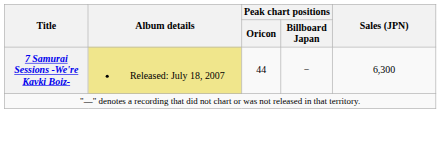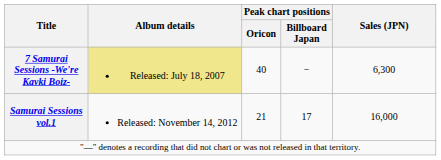(261, 70) 44 -> (261, 70) 40
+ row: (46, 117)
